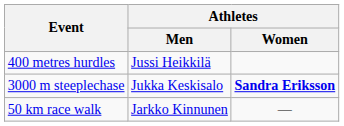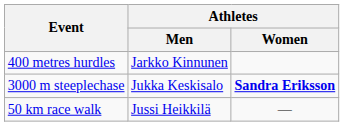(171, 63) Jussi Heikkilä -> (179, 63) Jarkko Kinnunen
(179, 109) Jarkko Kinnunen -> (171, 109) Jussi Heikkilä
